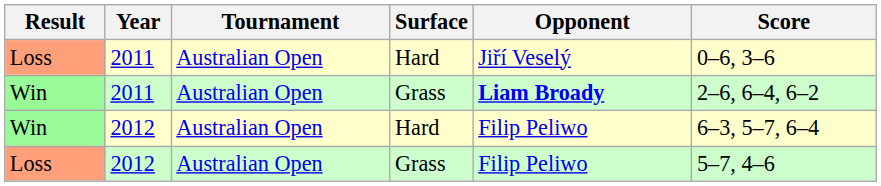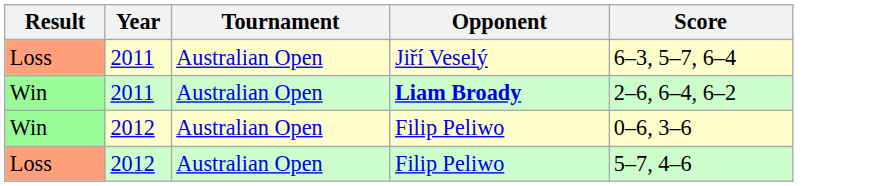- column: (431, 22)
(736, 57) 0–6, 3–6 -> (675, 57) 6–3, 5–7, 6–4
(758, 127) 6–3, 5–7, 6–4 -> (653, 127) 0–6, 3–6
